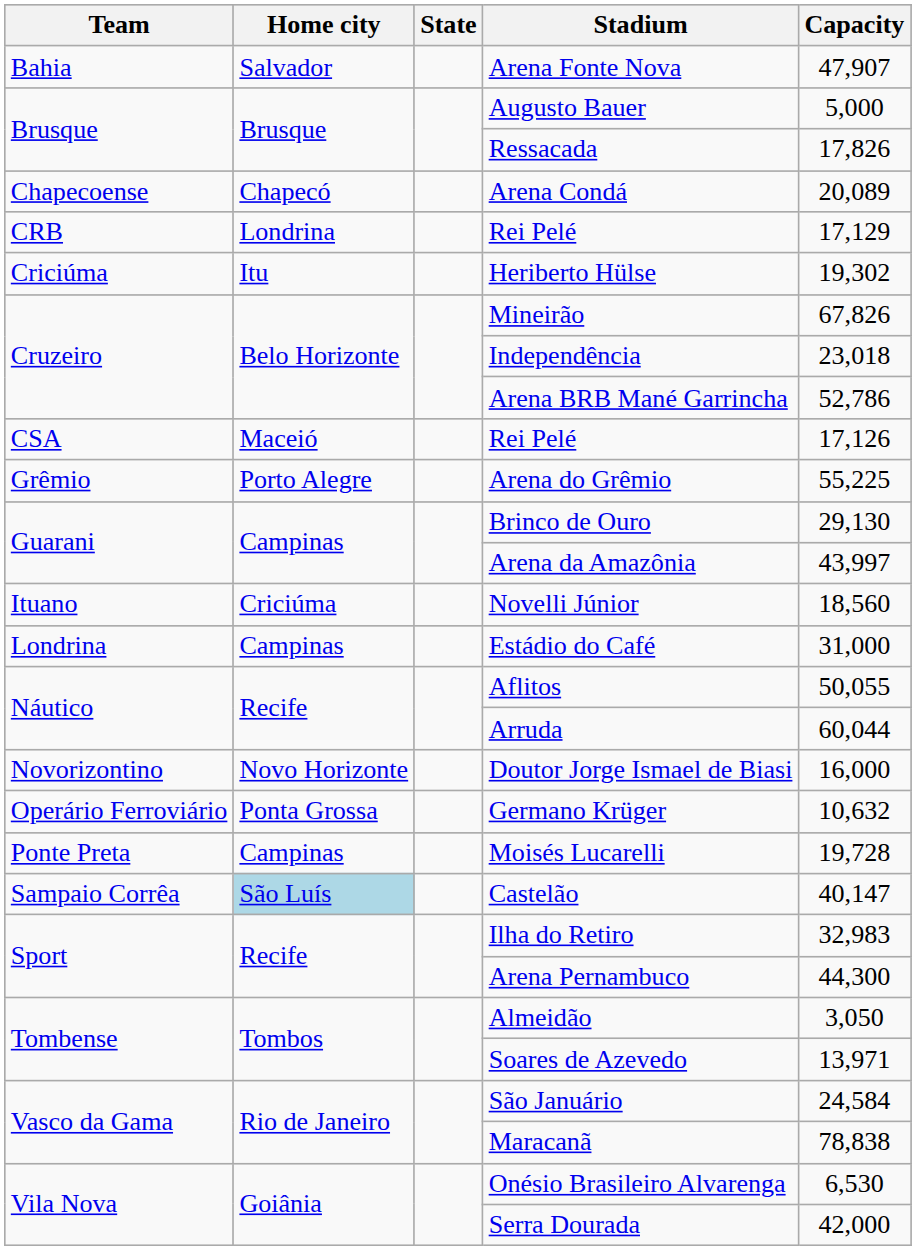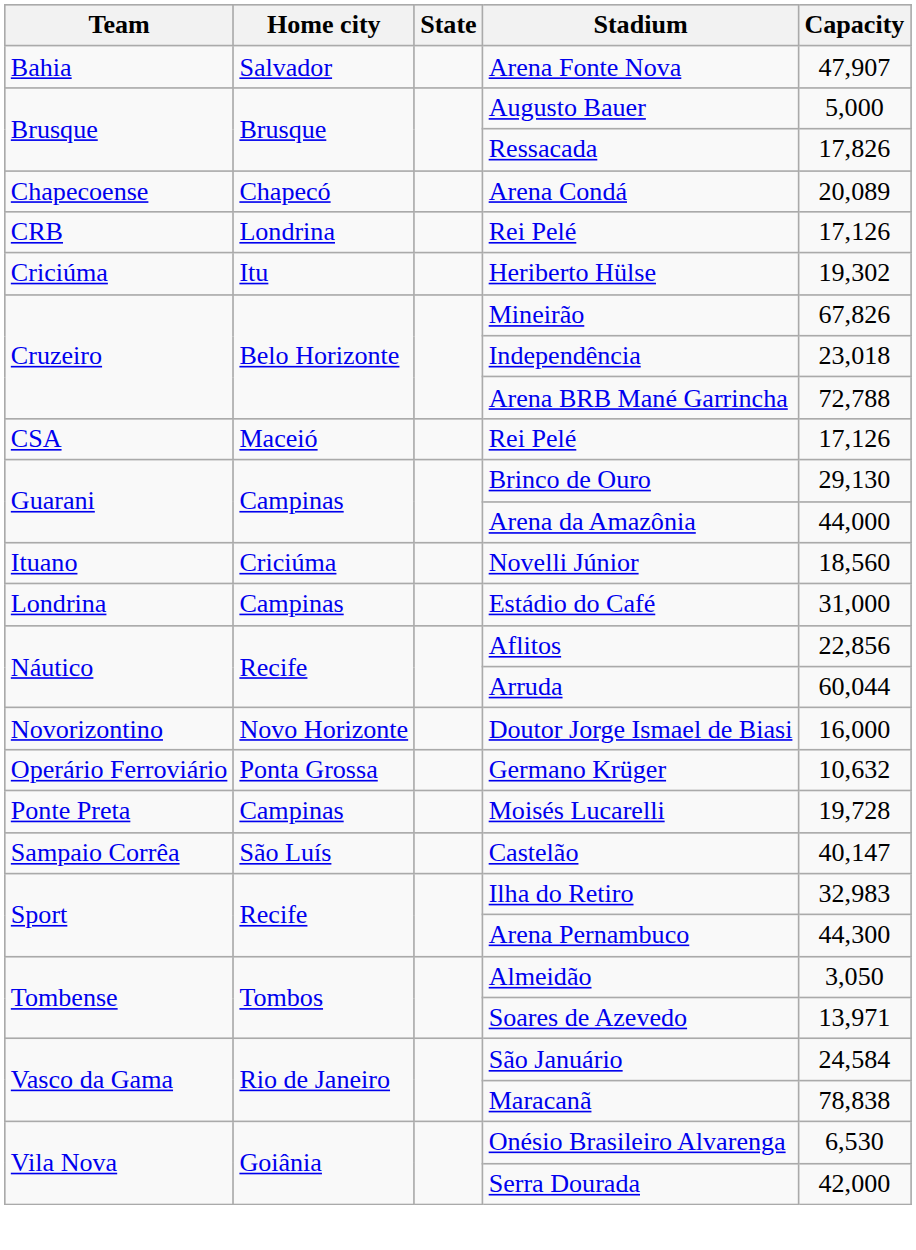(854, 231) 17,129 -> (854, 231) 17,126
(854, 397) 52,786 -> (854, 397) 72,788
- row: (51, 480)
(854, 562) 43,997 -> (854, 521) 44,000
(854, 686) 50,055 -> (854, 645) 22,856
(285, 893) lightblue background -> (285, 852) no background
